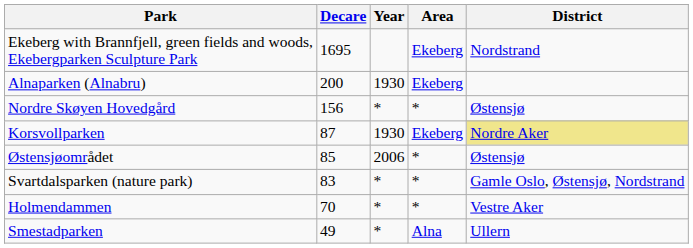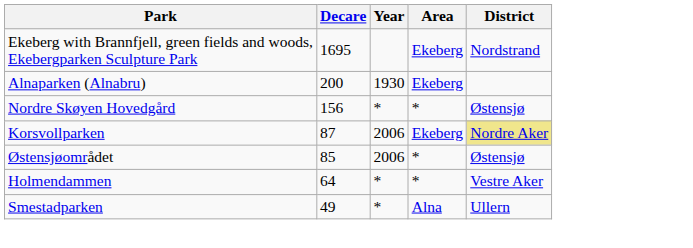(389, 132) 1930 -> (389, 132) 2006
- row: (100, 181)
(328, 206) 70 -> (328, 181) 64
